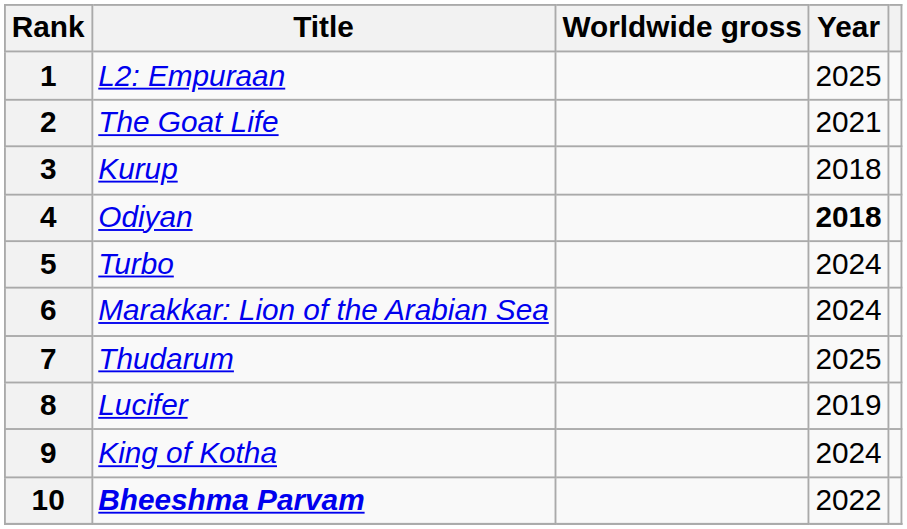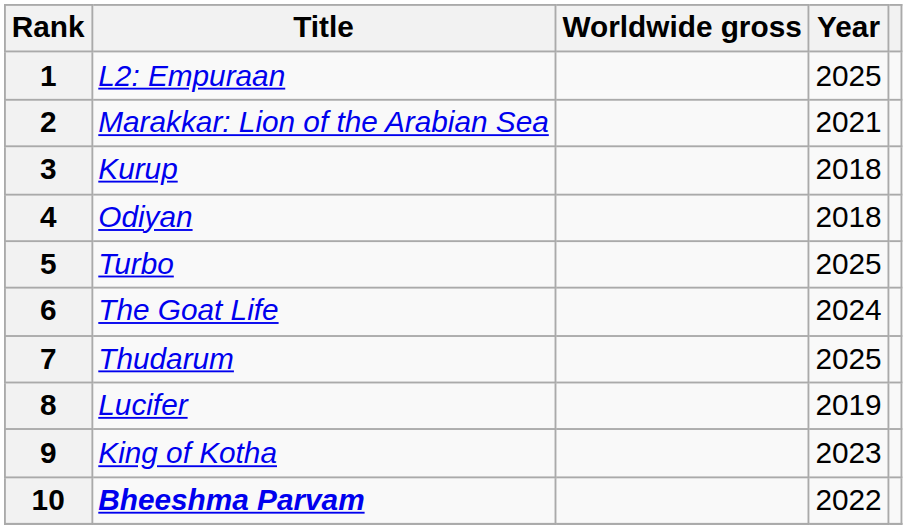(188, 122) The Goat Life -> (324, 122) Marakkar: Lion of the Arabian Sea
(849, 216) bold -> (849, 216) normal
(849, 264) 2024 -> (849, 264) 2025
(324, 311) Marakkar: Lion of the Arabian Sea -> (188, 311) The Goat Life
(849, 452) 2024 -> (849, 452) 2023
